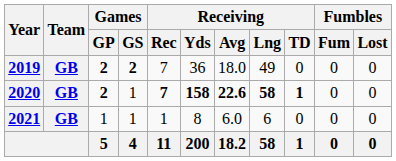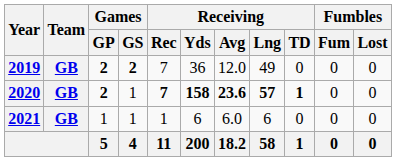(232, 67) 18.0 -> (232, 67) 12.0
(232, 93) 22.6 -> (232, 93) 23.6
(267, 93) 58 -> (267, 93) 57
(197, 118) 8 -> (197, 118) 6
